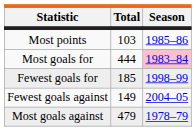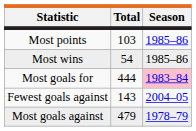+ row: (57, 58)
- row: (58, 78)
(127, 97) 149 -> (127, 97) 143
